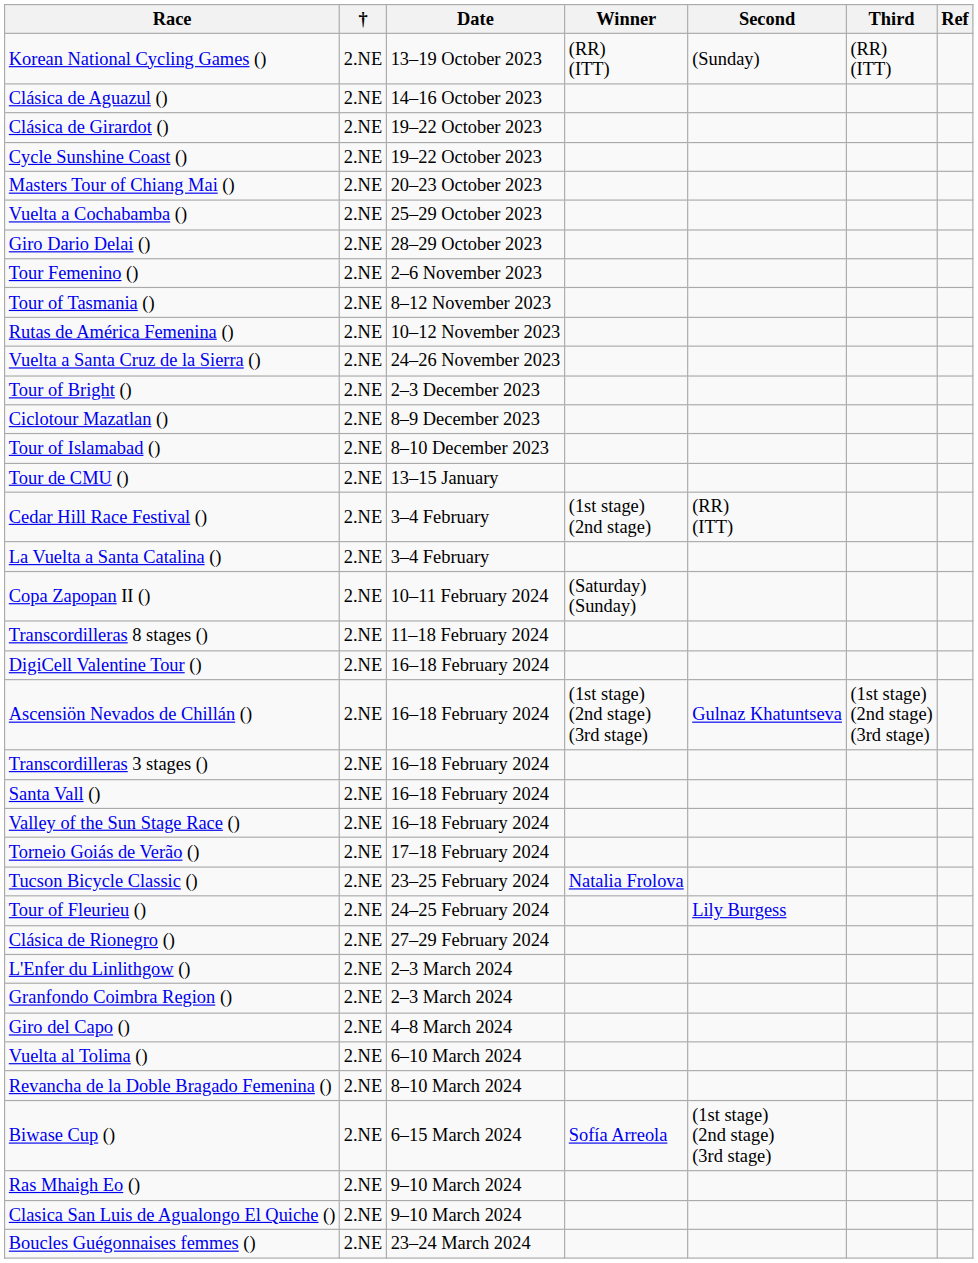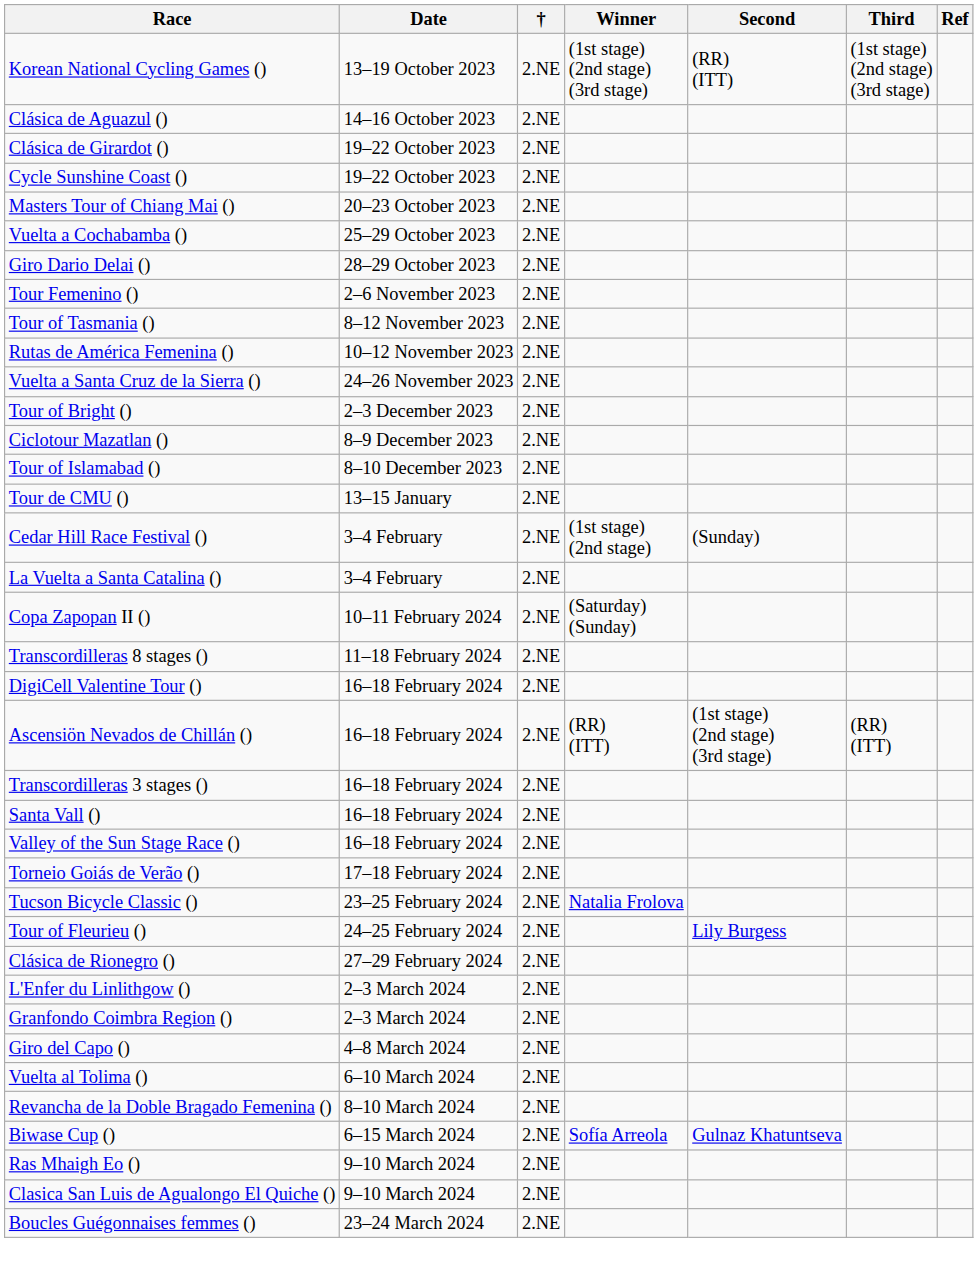columns swapped: (475, 19) <-> (363, 19)
(589, 58) (RR) (ITT) -> (610, 68) (1st stage) (2nd stage) (3rd stage)
(726, 58) (Sunday) -> (713, 68) (RR) (ITT)
(871, 58) (RR) (ITT) -> (892, 68) (1st stage) (2nd stage) (3rd stage)
(713, 517) (RR) (ITT) -> (726, 537) (Sunday)
(610, 714) (1st stage) (2nd stage) (3rd stage) -> (589, 735) (RR) (ITT)
(767, 714) Gulnaz Khatuntseva -> (733, 735) (1st stage) (2nd stage) (3rd stage)
(892, 714) (1st stage) (2nd stage) (3rd stage) -> (871, 735) (RR) (ITT)
(733, 1135) (1st stage) (2nd stage) (3rd stage) -> (767, 1135) Gulnaz Khatuntseva
